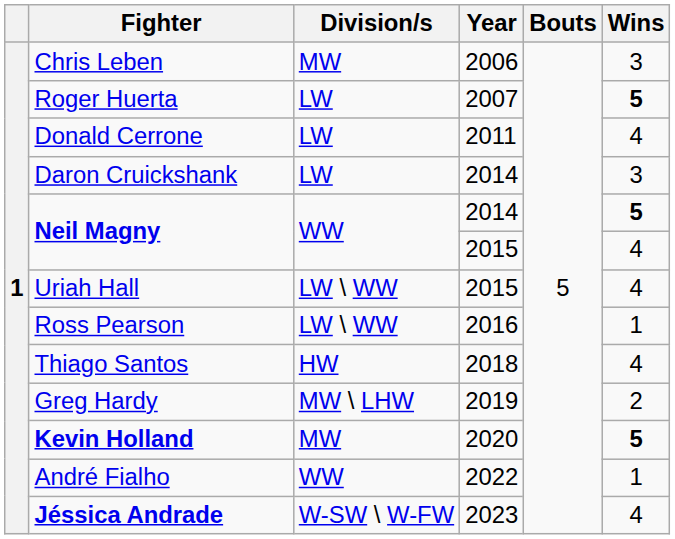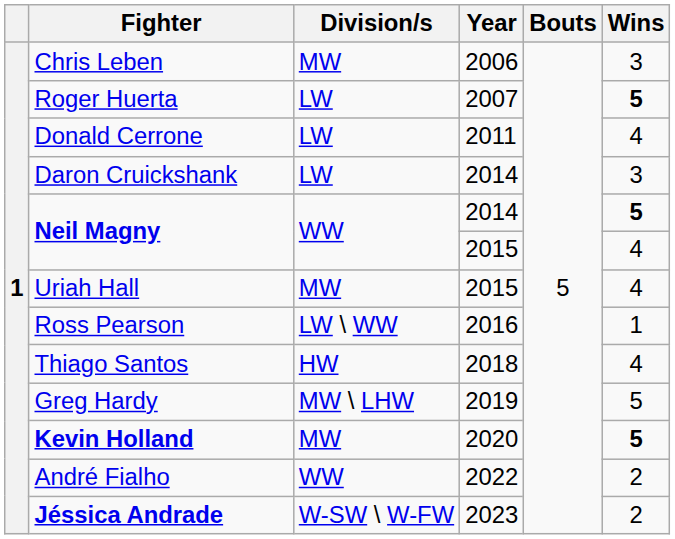(348, 288) LW \ WW -> (320, 288) MW
(636, 401) 2 -> (636, 401) 5
(636, 477) 1 -> (636, 477) 2
(636, 514) 4 -> (636, 514) 2
